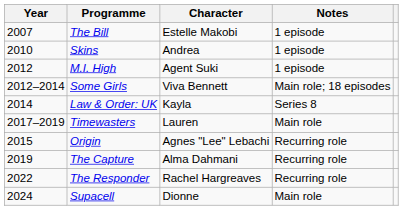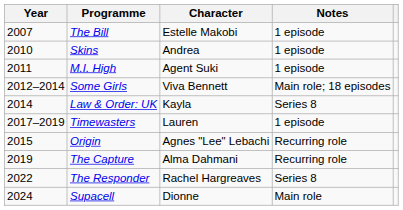(20, 68) 2012 -> (19, 68) 2011
(298, 123) Main role -> (299, 123) 1 episode
(311, 178) Recurring role -> (296, 178) Series 8
